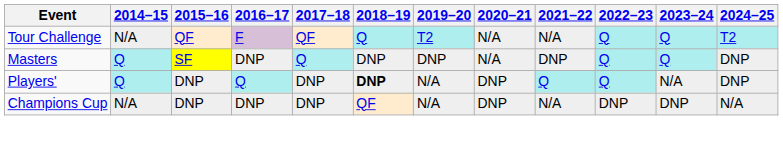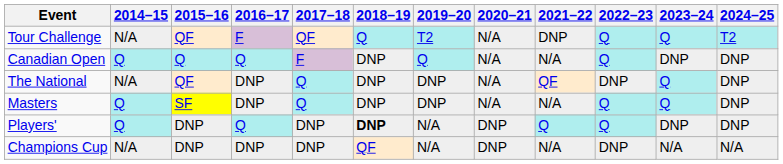(550, 37) N/A -> (553, 37) DNP
+ row: (56, 59)
+ row: (47, 81)
(553, 59) DNP -> (550, 103) N/A
(671, 81) N/A -> (674, 125) DNP
(674, 103) DNP -> (671, 147) N/A
